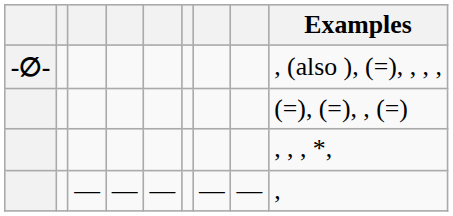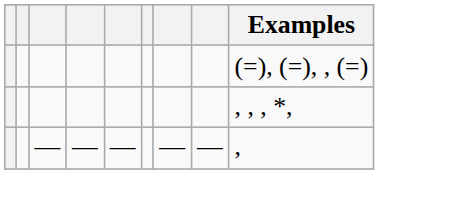- row: (31, 67)
